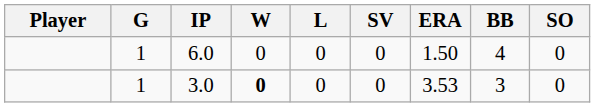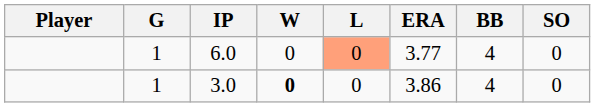- column: (380, 20)
(320, 53) no background -> (356, 53) lightsalmon background
(440, 53) 1.50 -> (423, 53) 3.77
(440, 85) 3.53 -> (423, 85) 3.86
(500, 85) 3 -> (490, 85) 4
